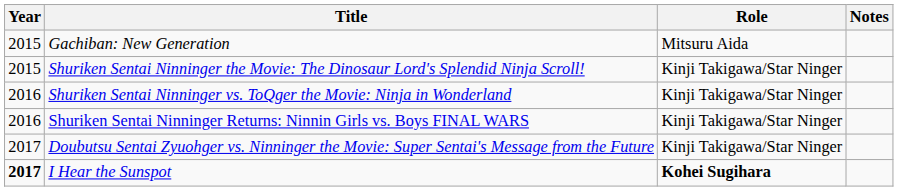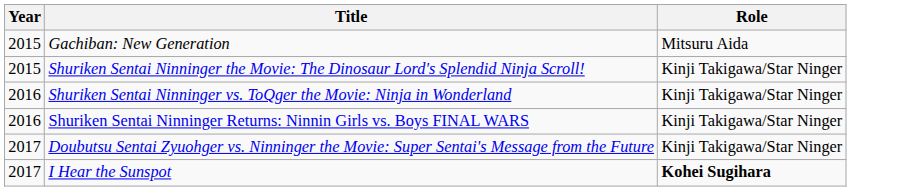- column: (869, 17)
(25, 172) bold -> (25, 172) normal
